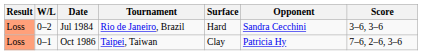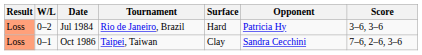(275, 27) Sandra Cecchini -> (265, 27) Patricia Hy
(265, 42) Patricia Hy -> (275, 42) Sandra Cecchini
